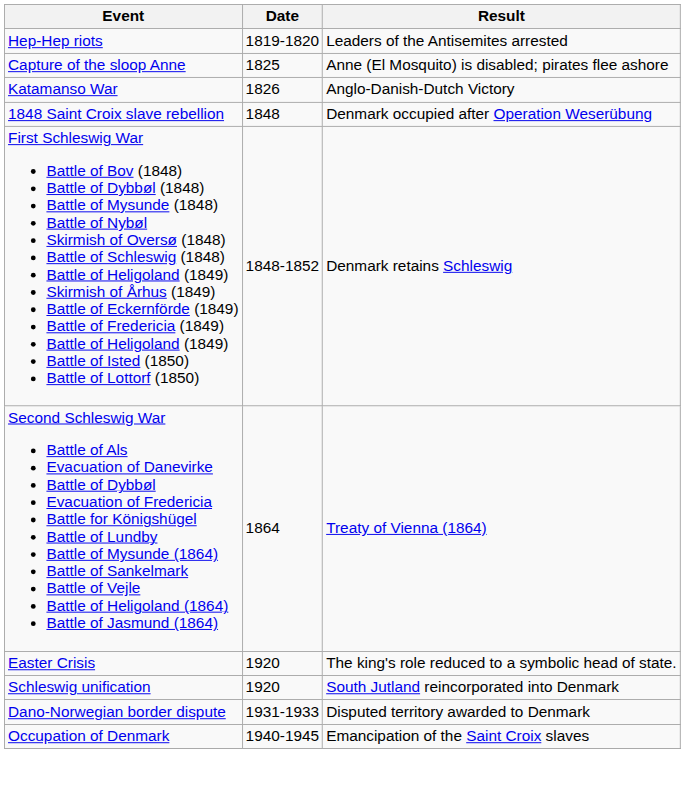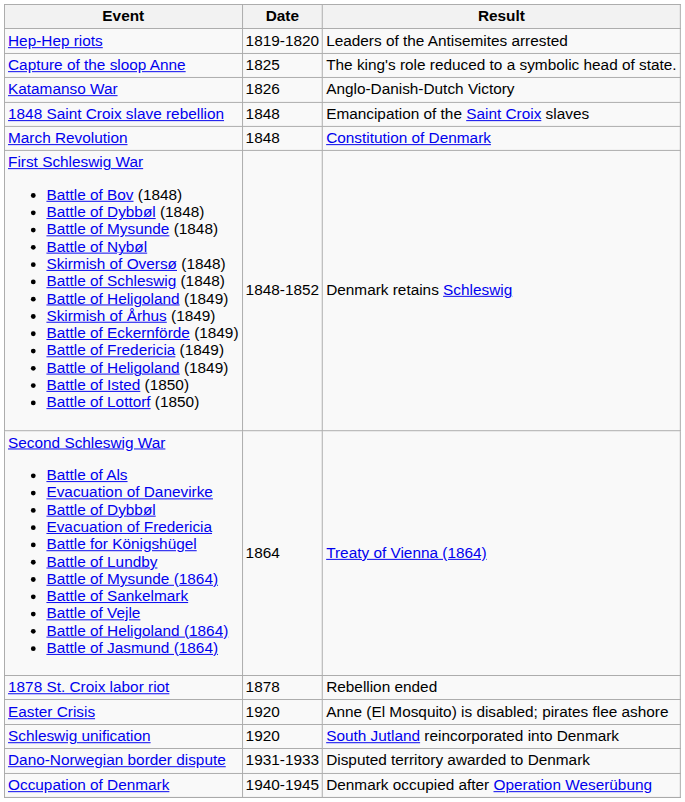(497, 65) Anne (El Mosquito) is disabled; pirates flee ashore -> (501, 65) The king's role reduced to a symbolic head of state.
(489, 114) Denmark occupied after Operation Weserübung -> (458, 114) Emancipation of the Saint Croix slaves
+ row: (68, 138)
+ row: (89, 687)
(501, 663) The king's role reduced to a symbolic head of state. -> (497, 712) Anne (El Mosquito) is disabled; pirates flee ashore
(458, 736) Emancipation of the Saint Croix slaves -> (489, 785) Denmark occupied after Operation Weserübung
